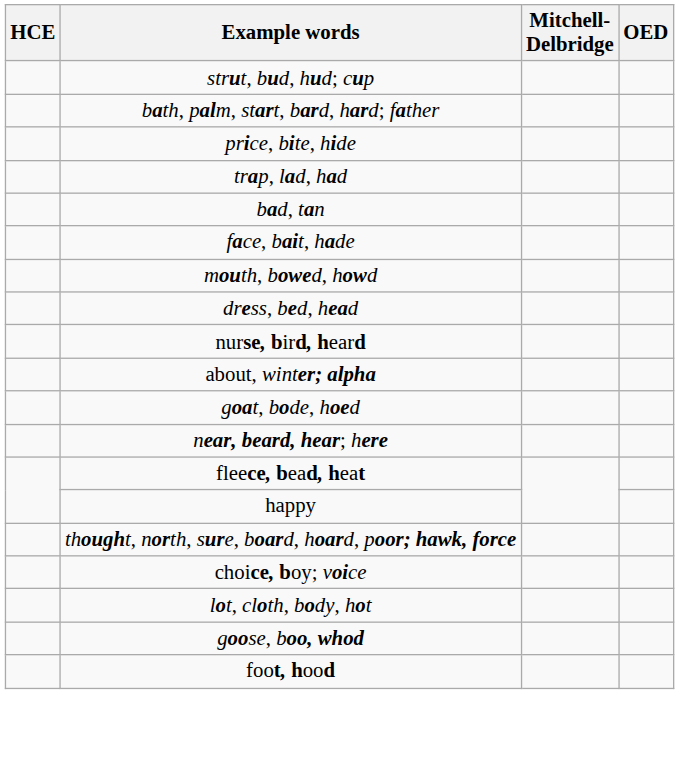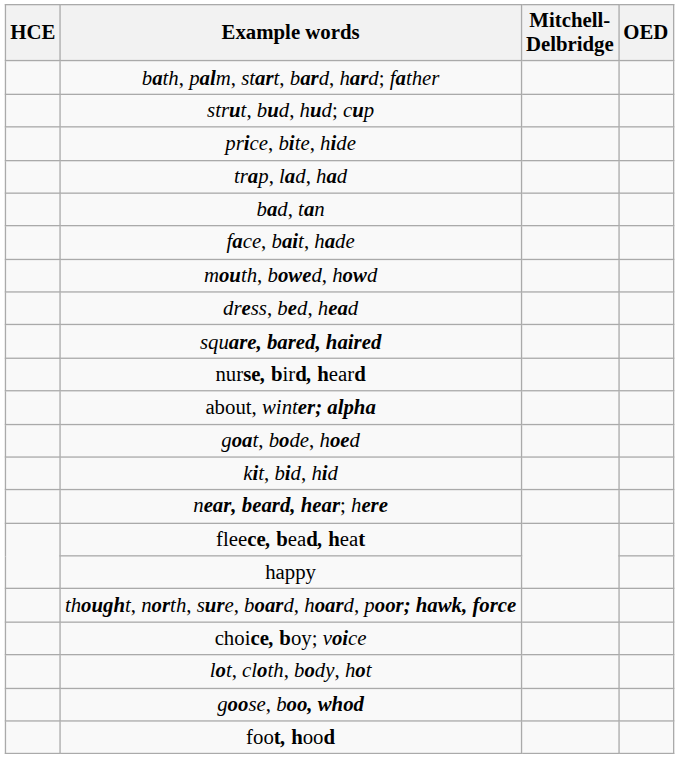rows swapped: (291, 77) <-> (291, 110)
+ row: (291, 341)
+ row: (291, 473)
